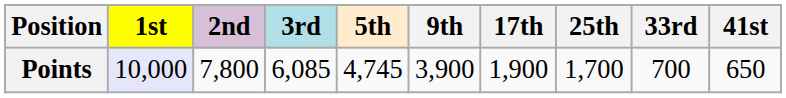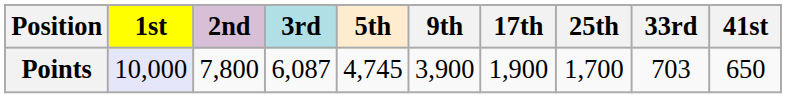(301, 69) 6,085 -> (301, 69) 6,087
(671, 69) 700 -> (671, 69) 703
